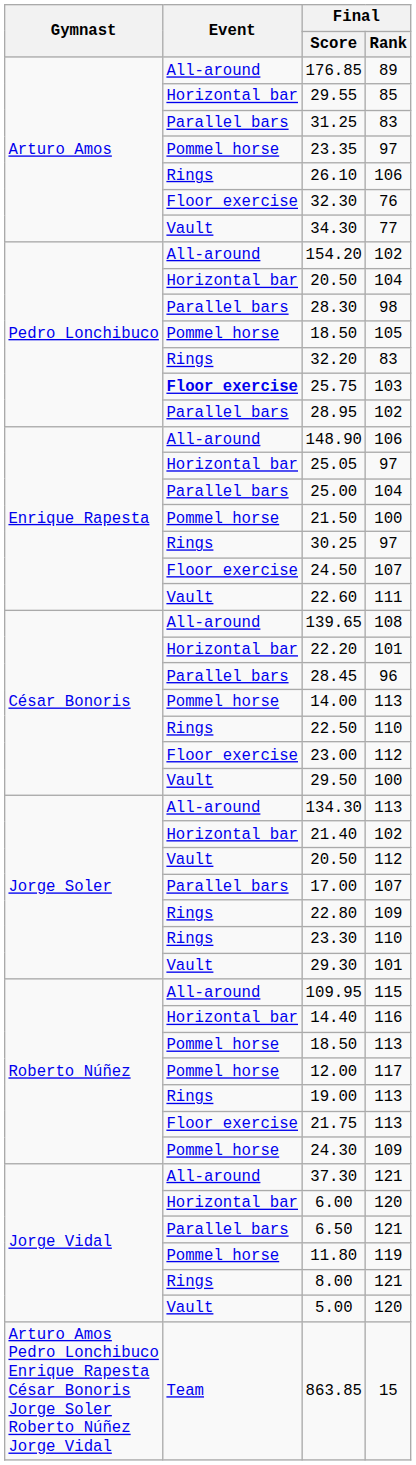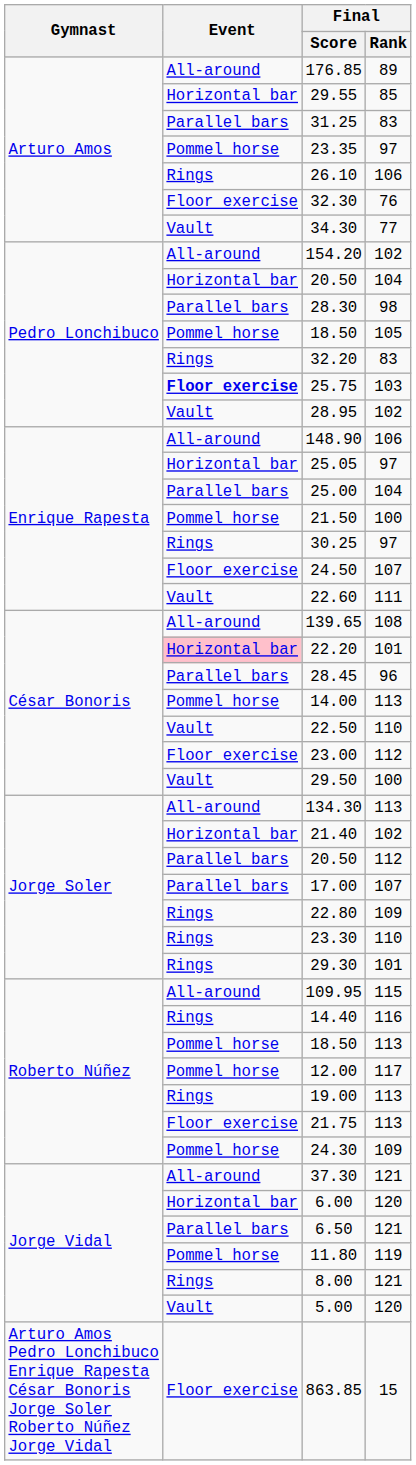(228, 413) Parallel bars -> (190, 413) Vault
(232, 650) no background -> (232, 650) pink background
(190, 729) Rings -> (190, 729) Vault
(190, 860) Vault -> (228, 860) Parallel bars
(190, 966) Vault -> (190, 966) Rings
(232, 1018) Horizontal bar -> (190, 1018) Rings
(185, 1391) Team -> (232, 1391) Floor exercise
